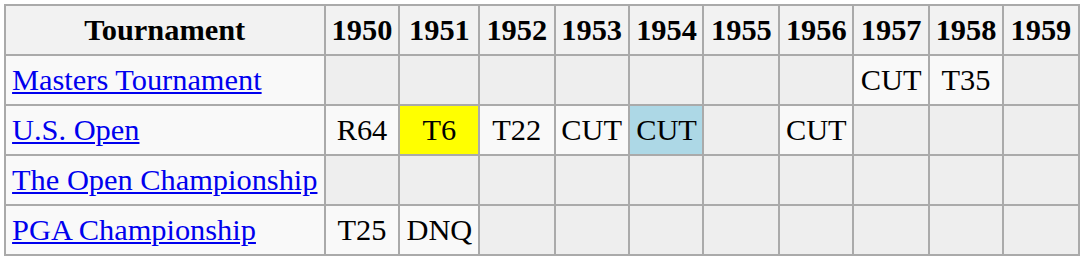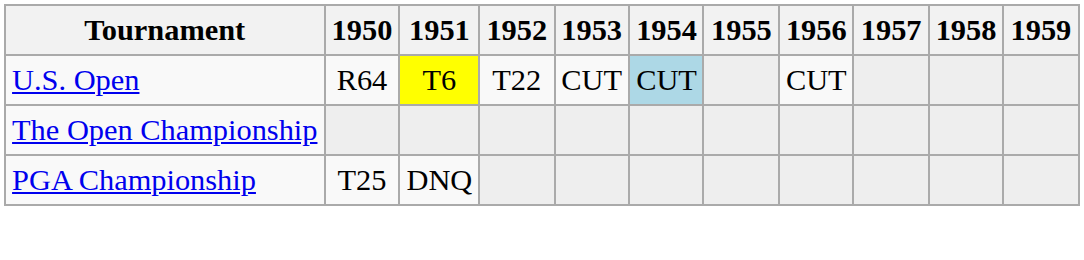- row: (137, 79)
